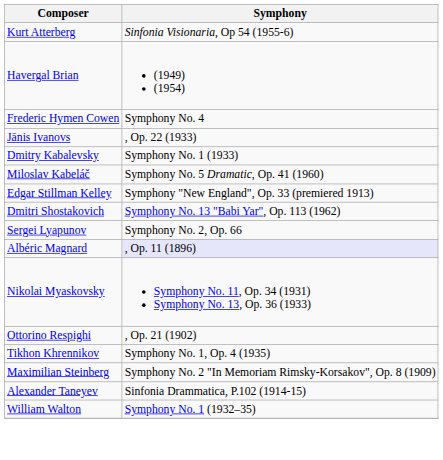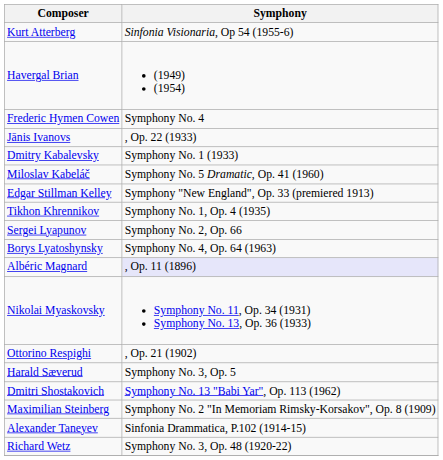rows swapped: (53, 353) <-> (56, 211)
+ row: (55, 248)
+ row: (45, 372)
- row: (44, 409)
+ row: (39, 446)
